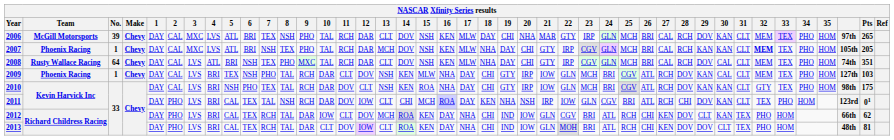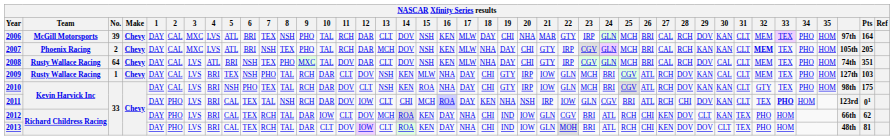(867, 36) 265 -> (867, 36) 164
(116, 49) 1 -> (116, 49) 2
(346, 62) RCH -> (346, 62) DOV
(66, 75) Phoenix Racing -> (66, 75) Rusty Wallace Racing
(785, 102) normal -> (785, 102) bold
